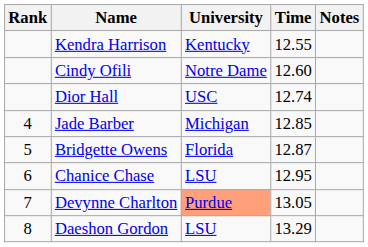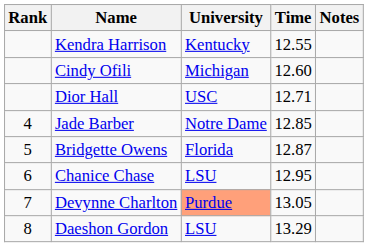(226, 70) Notre Dame -> (217, 70) Michigan
(293, 96) 12.74 -> (293, 96) 12.71
(217, 123) Michigan -> (226, 123) Notre Dame
